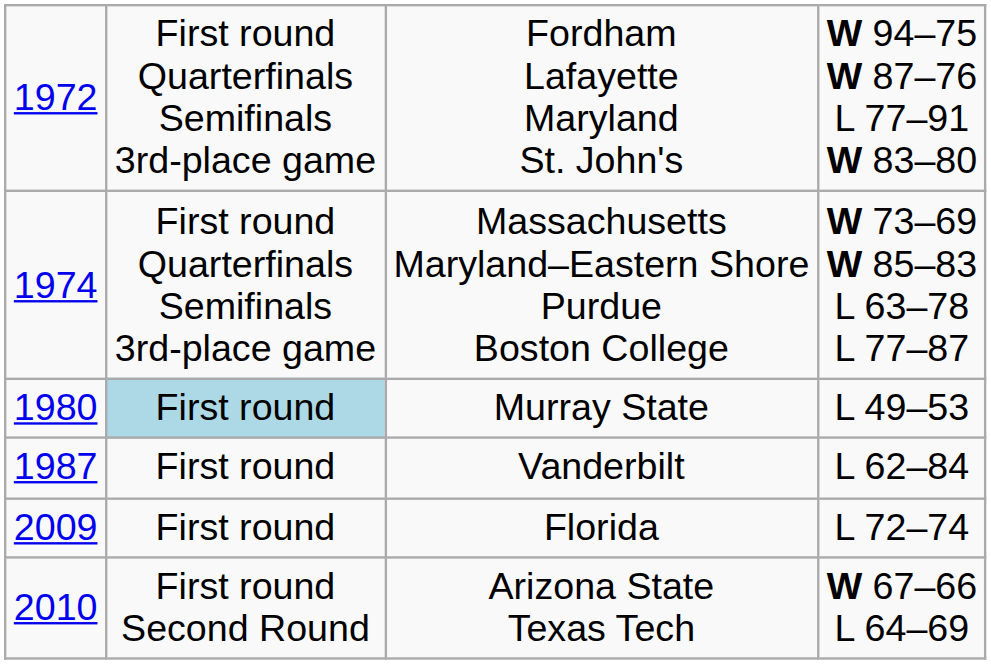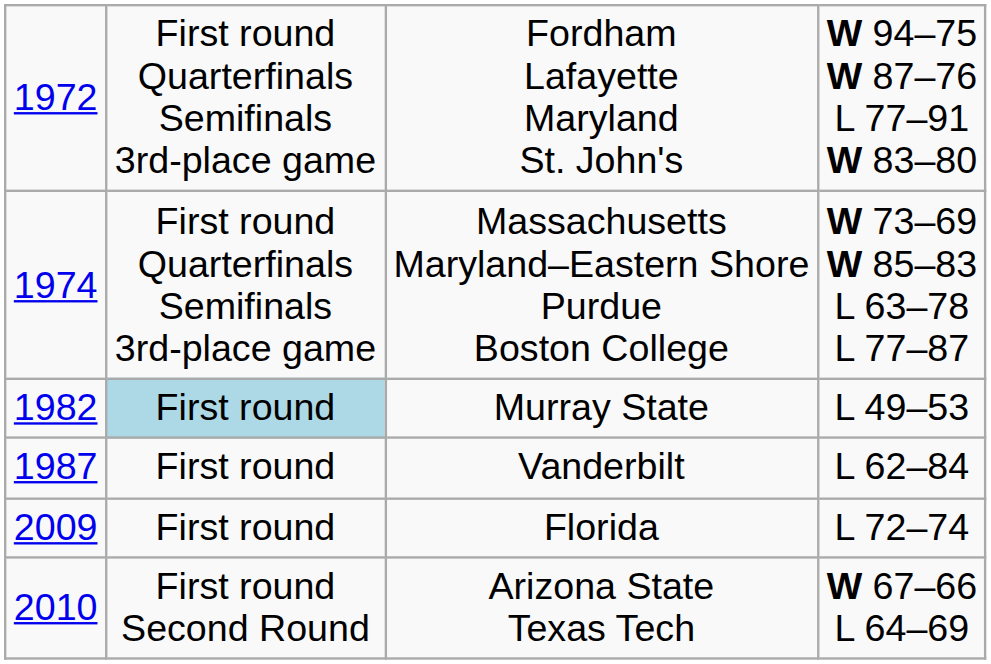(56, 407) 1980 -> (56, 407) 1982
